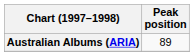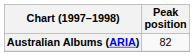(166, 42) 89 -> (166, 42) 82
